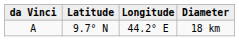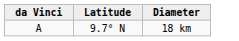- column: (148, 12)
